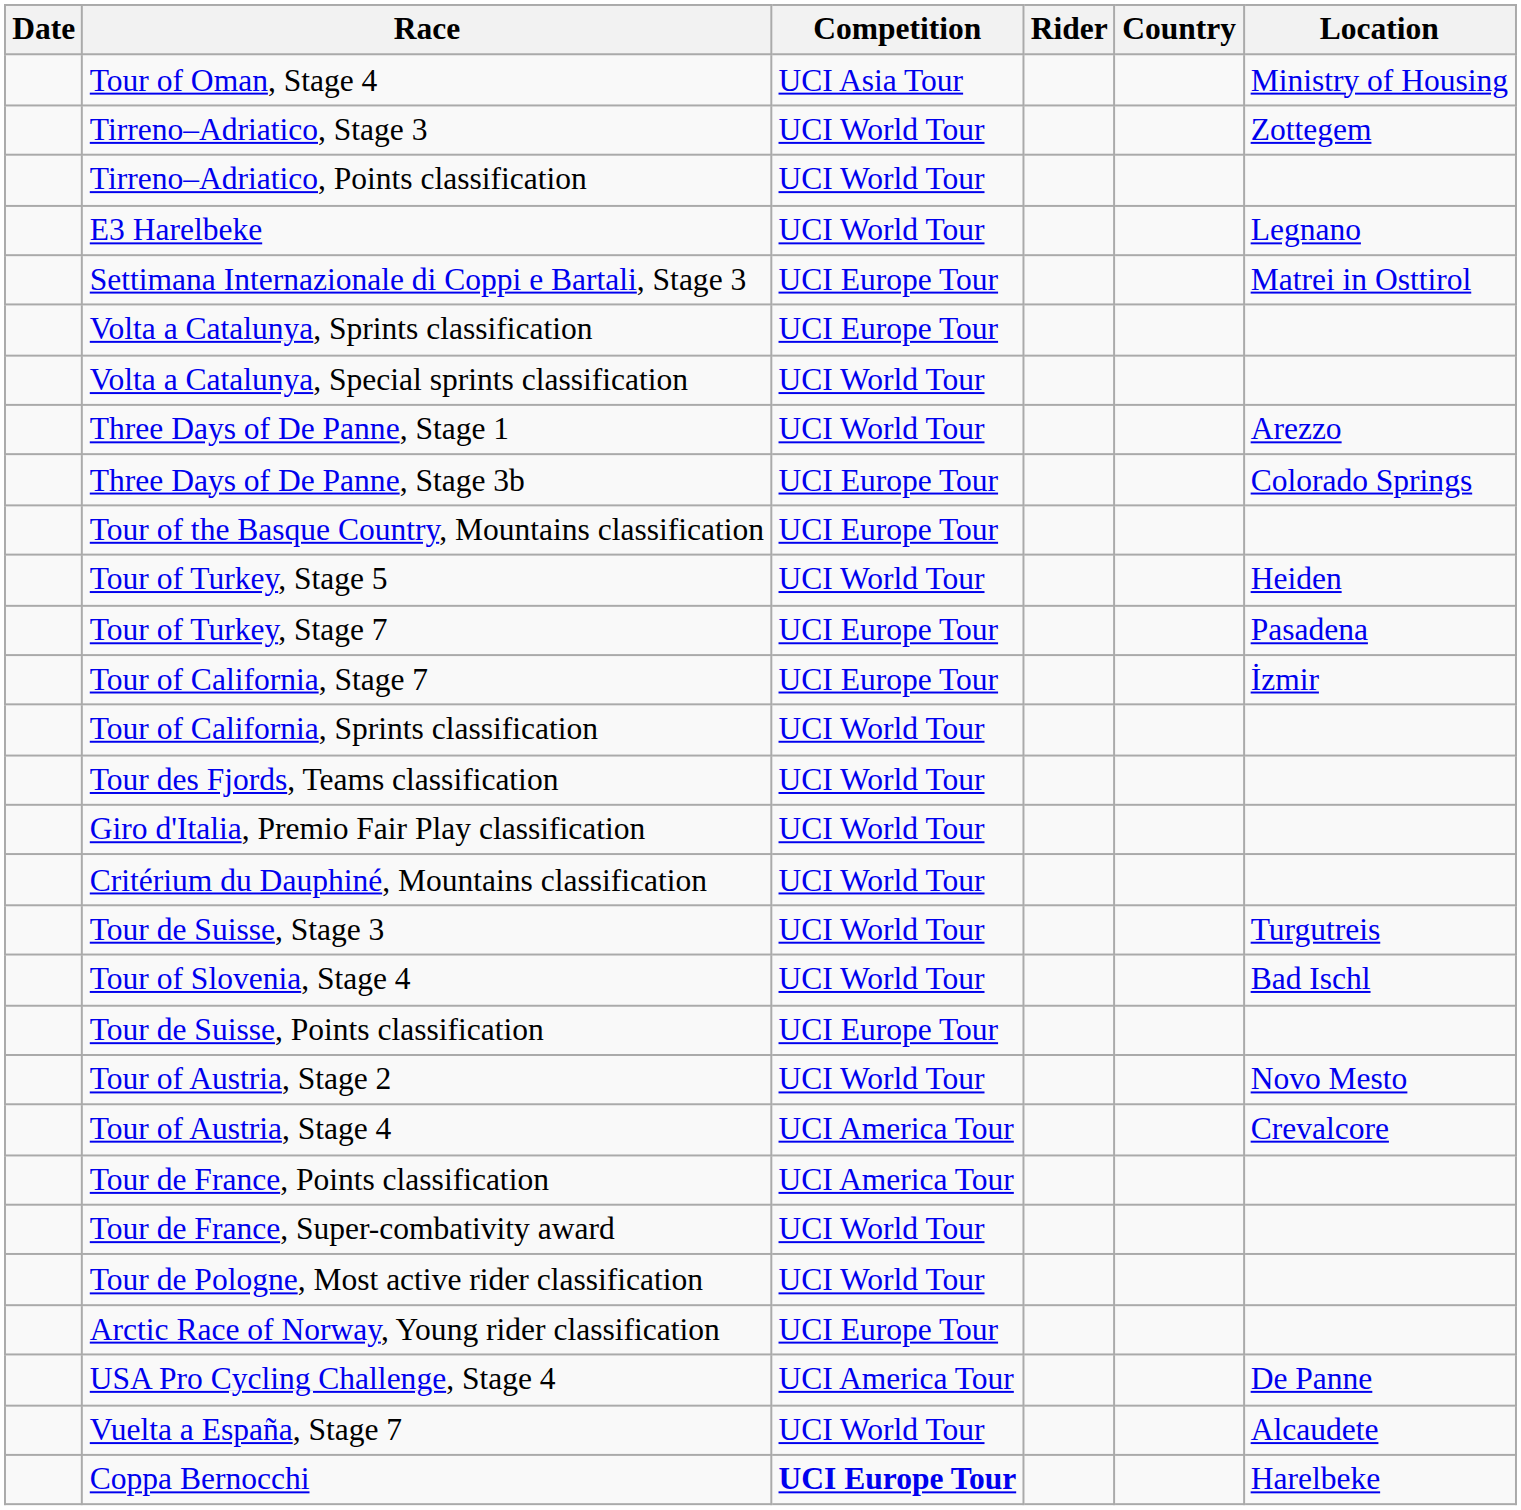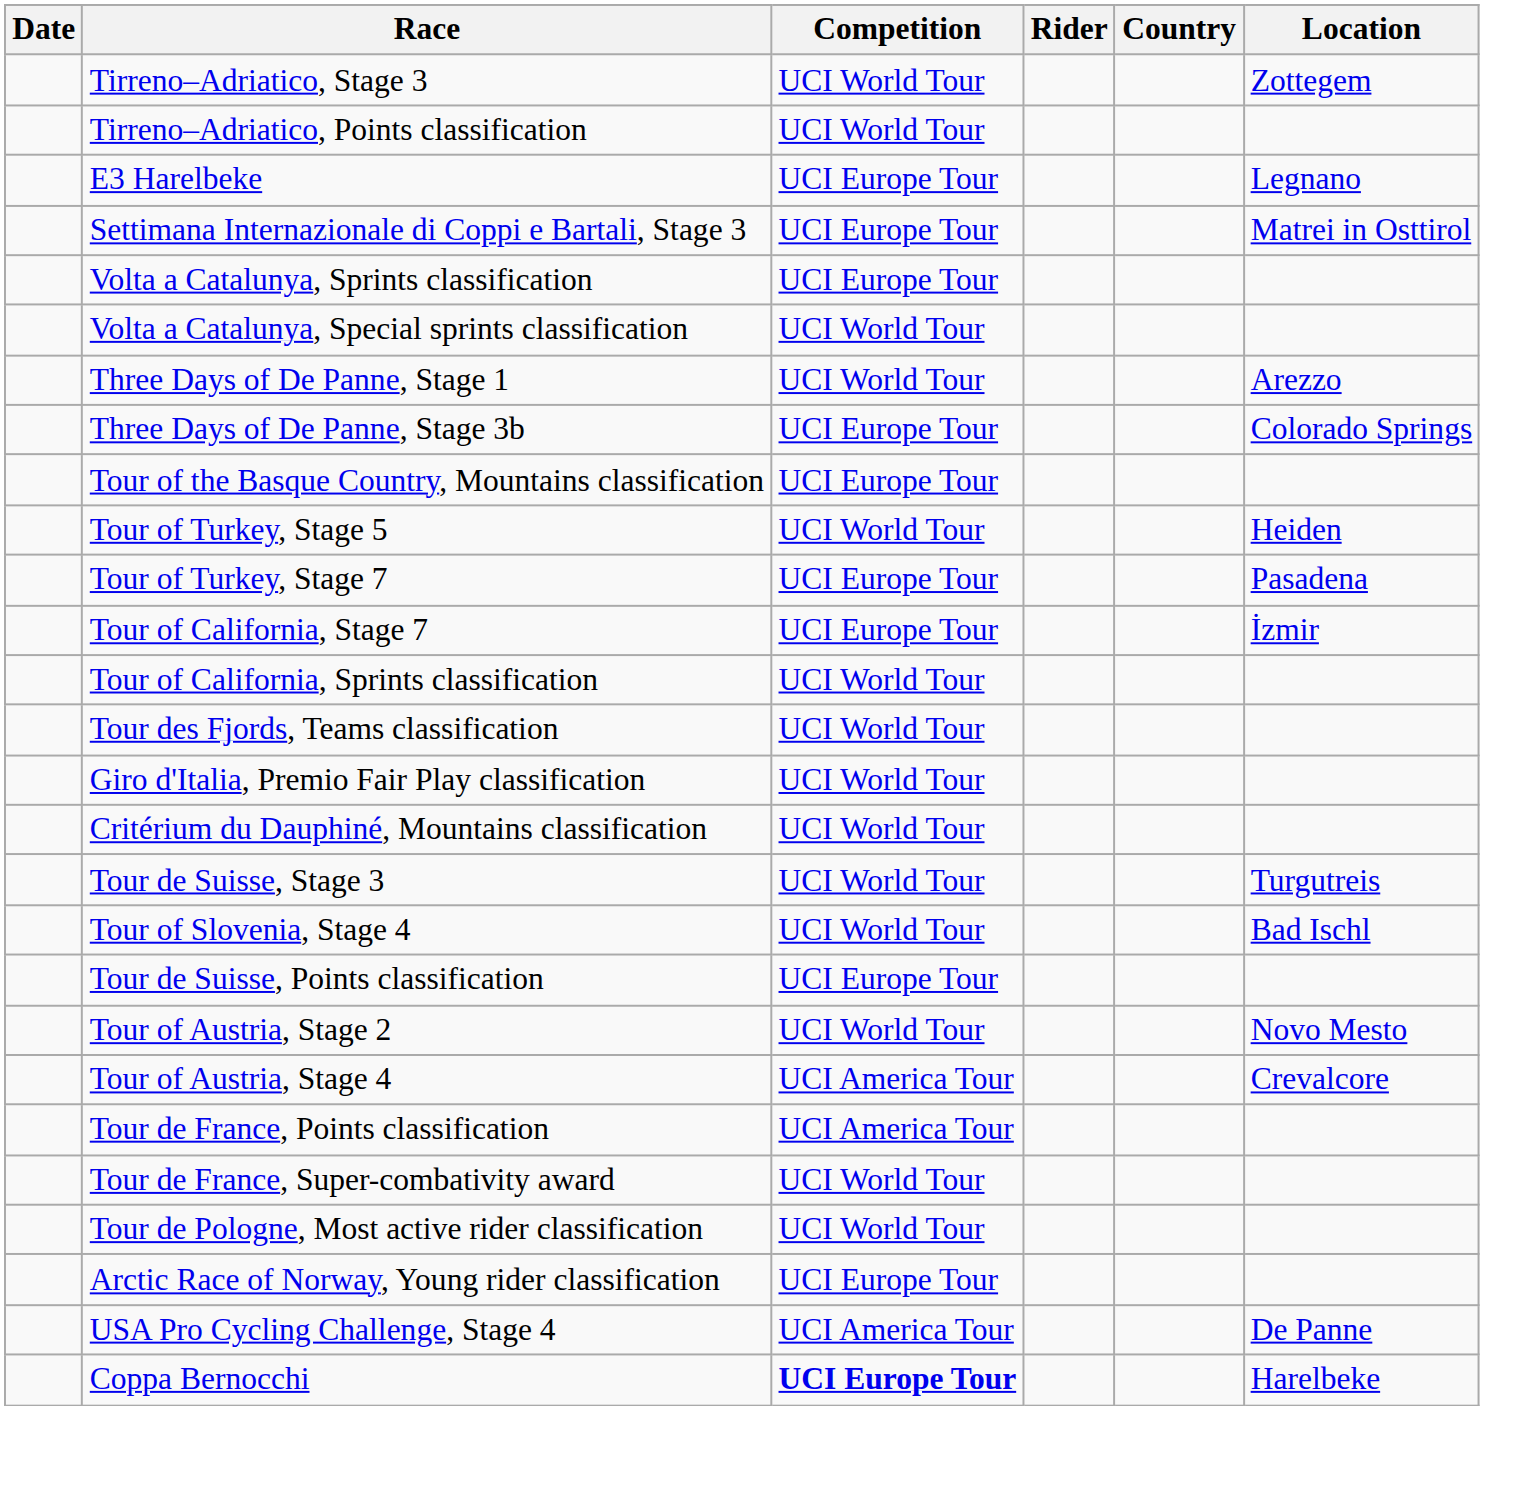- row: (234, 79)
(882, 229) UCI World Tour -> (888, 179) UCI Europe Tour
- row: (246, 1429)
